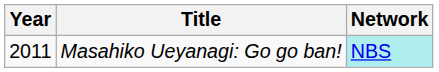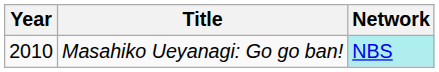(30, 51) 2011 -> (31, 51) 2010
